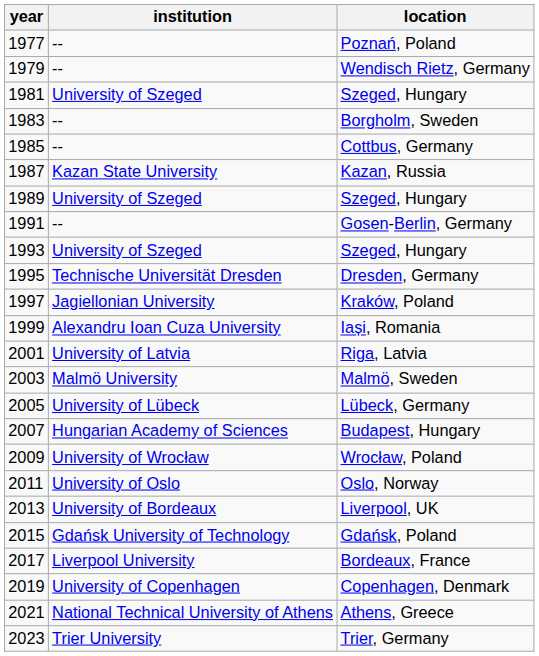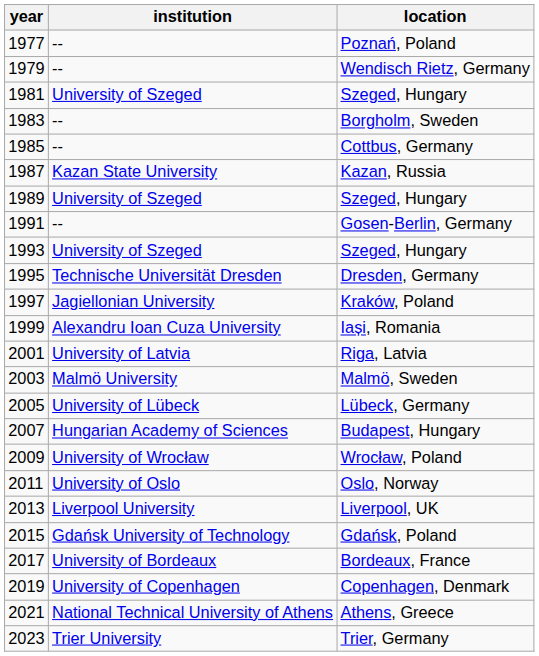(134, 509) University of Bordeaux -> (123, 509) Liverpool University
(123, 560) Liverpool University -> (134, 560) University of Bordeaux
